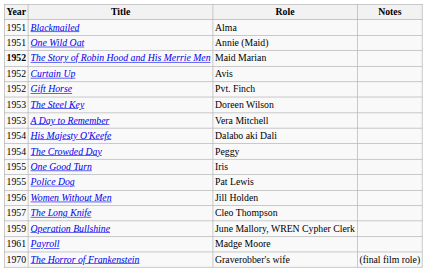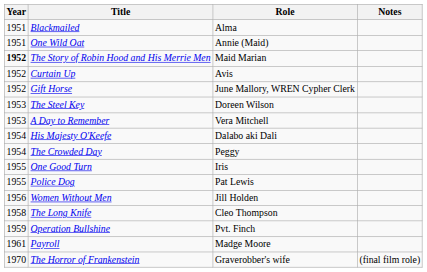(235, 89) Pvt. Finch -> (285, 89) June Mallory, WREN Cypher Clerk
(16, 213) 1957 -> (16, 213) 1958
(285, 228) June Mallory, WREN Cypher Clerk -> (235, 228) Pvt. Finch
